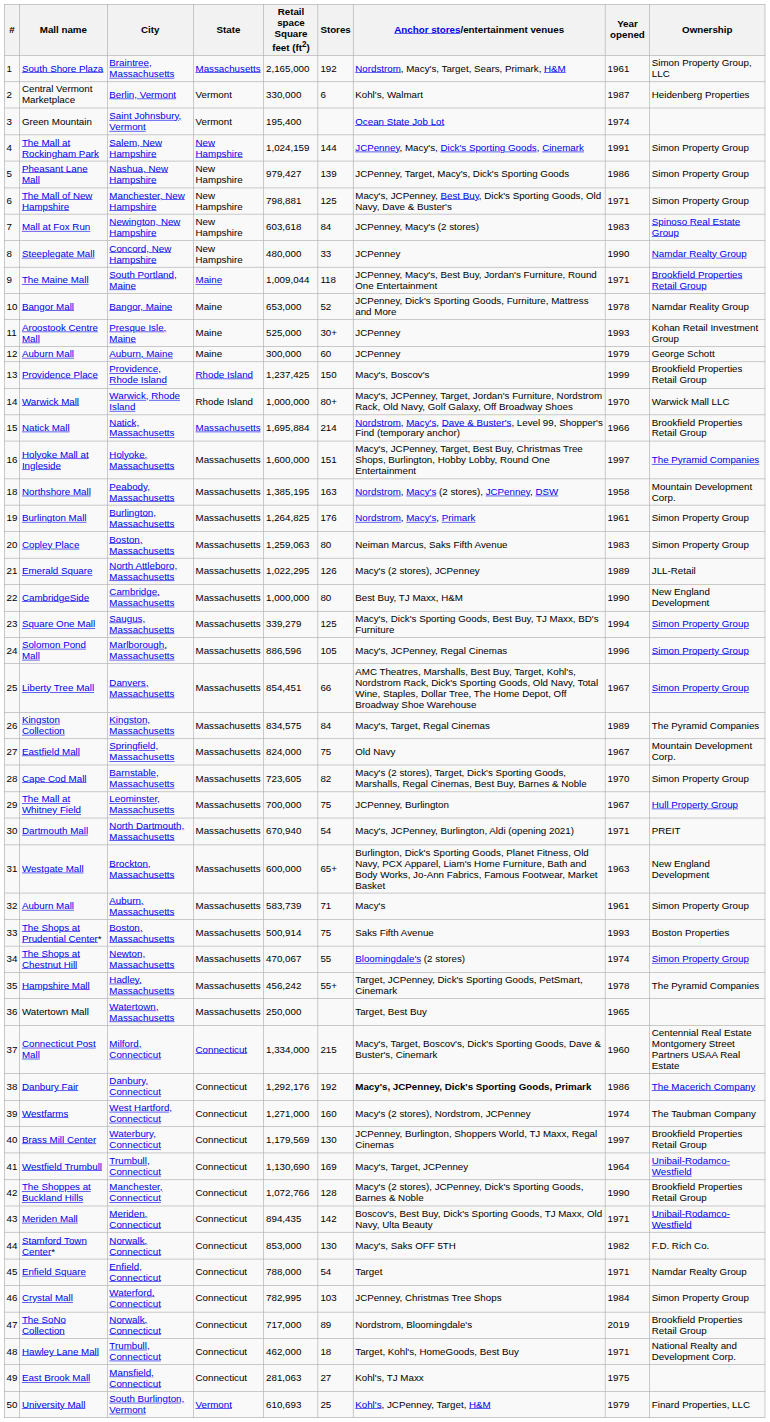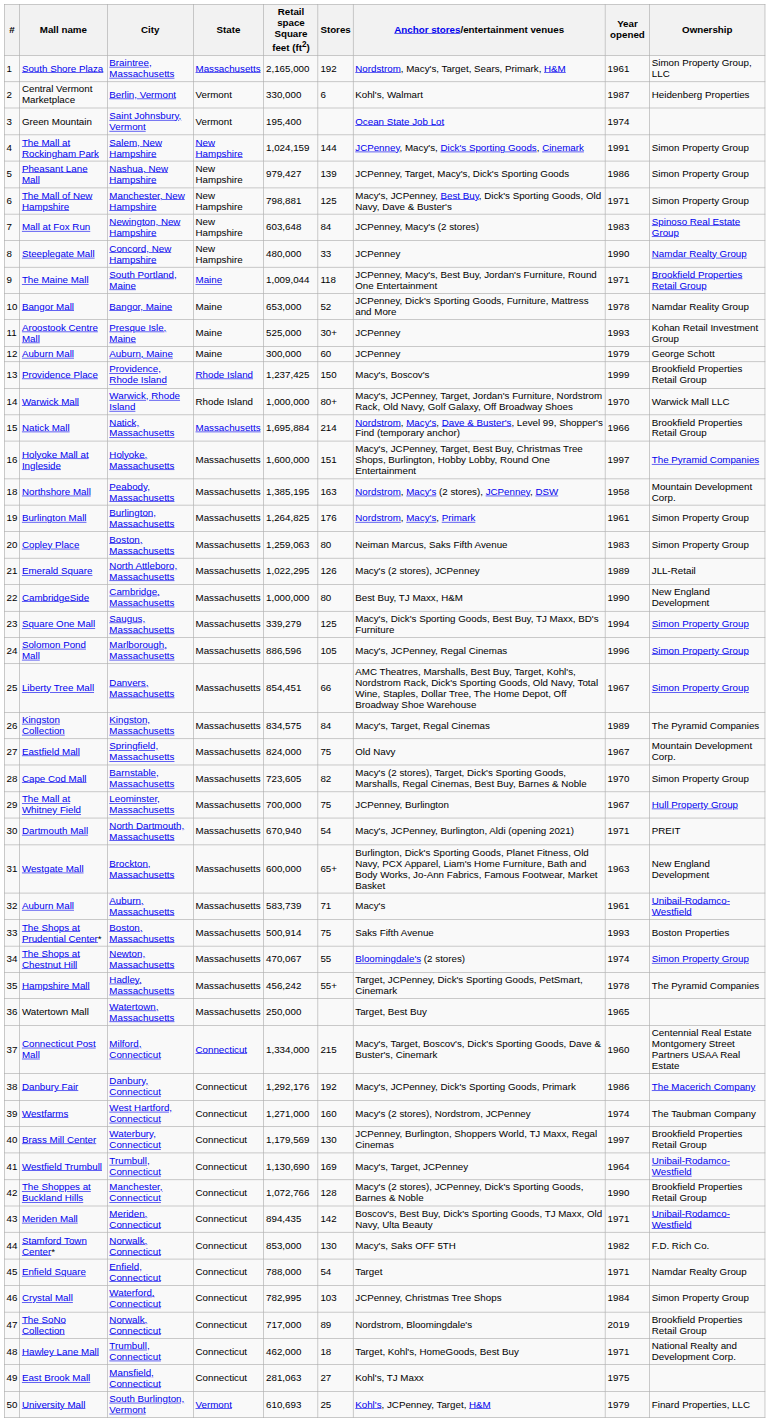(284, 227) 603,618 -> (284, 227) 603,648
(700, 906) Simon Property Group -> (691, 906) Unibail-Rodamco-Westfield
(473, 1087) bold -> (466, 1087) normal
